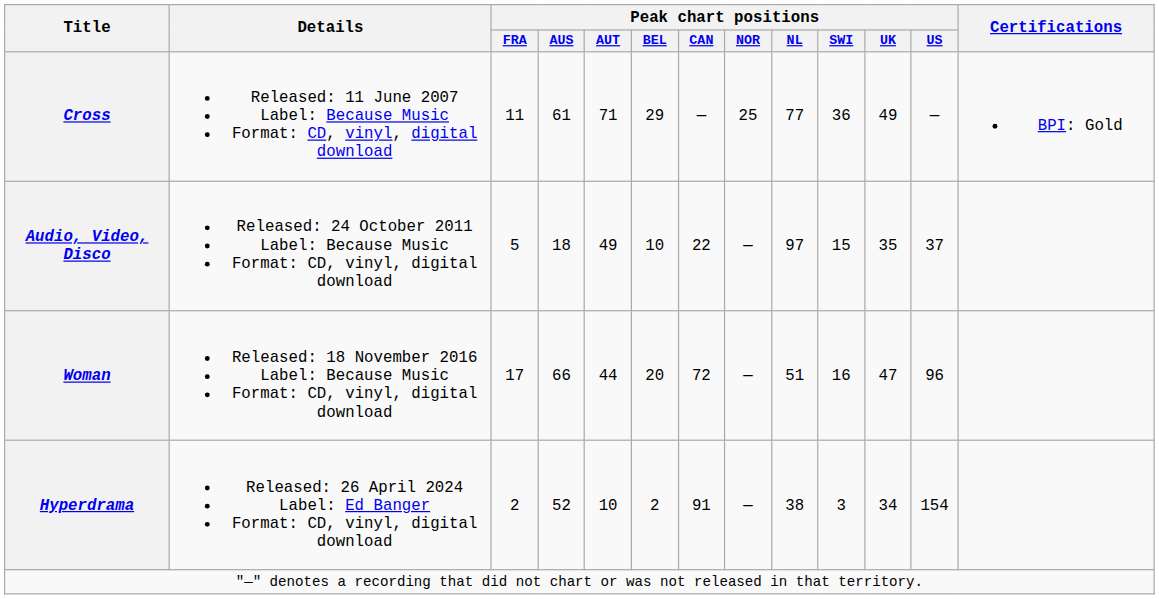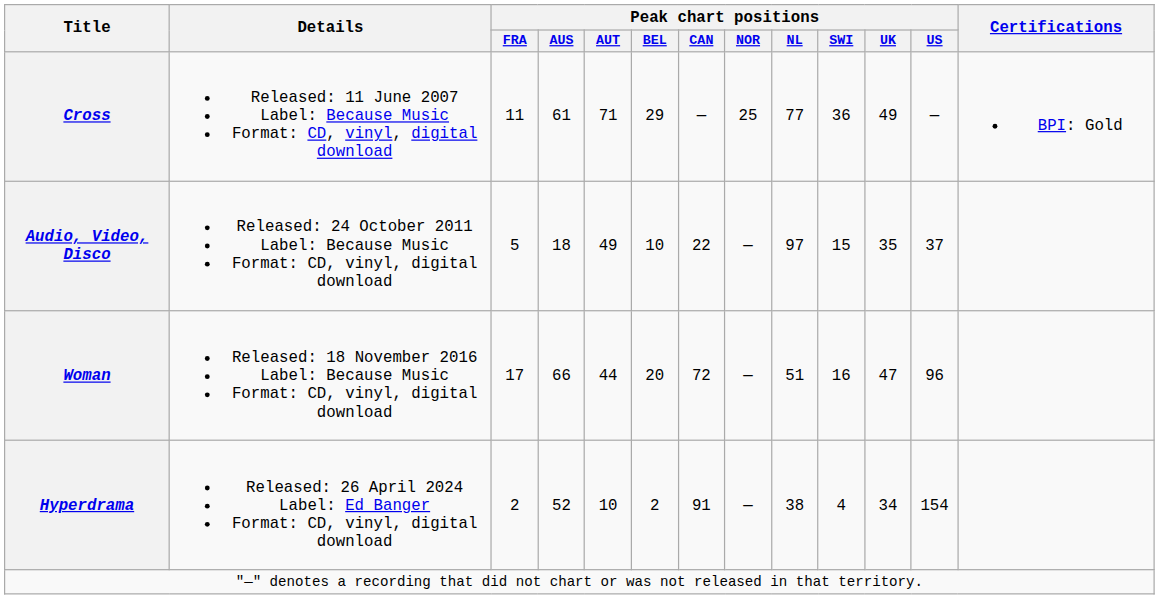(841, 505) 3 -> (841, 505) 4
